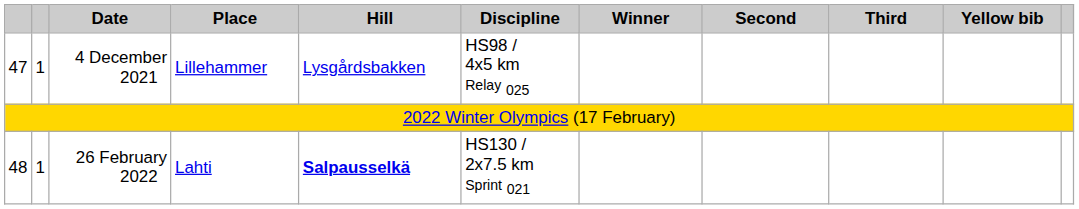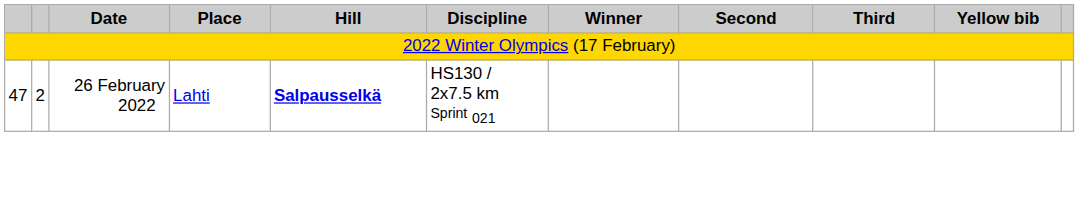- row: (121, 67)
(18, 167) 48 -> (18, 95) 47
(40, 167) 1 -> (40, 95) 2
